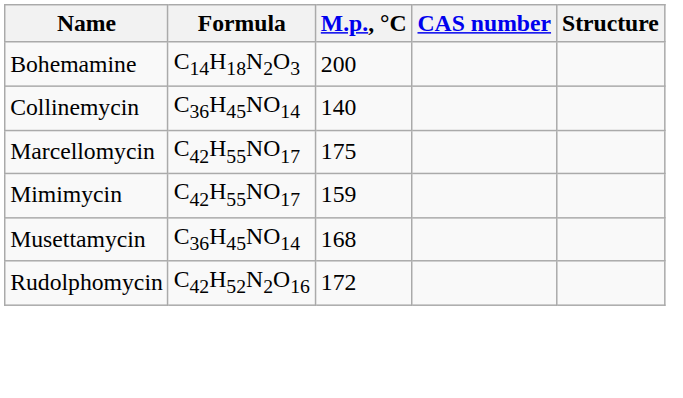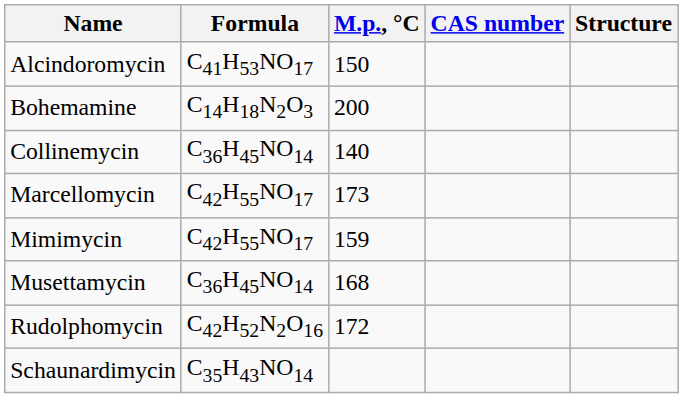+ row: (88, 63)
(339, 151) 175 -> (352, 195) 173
+ row: (93, 370)
